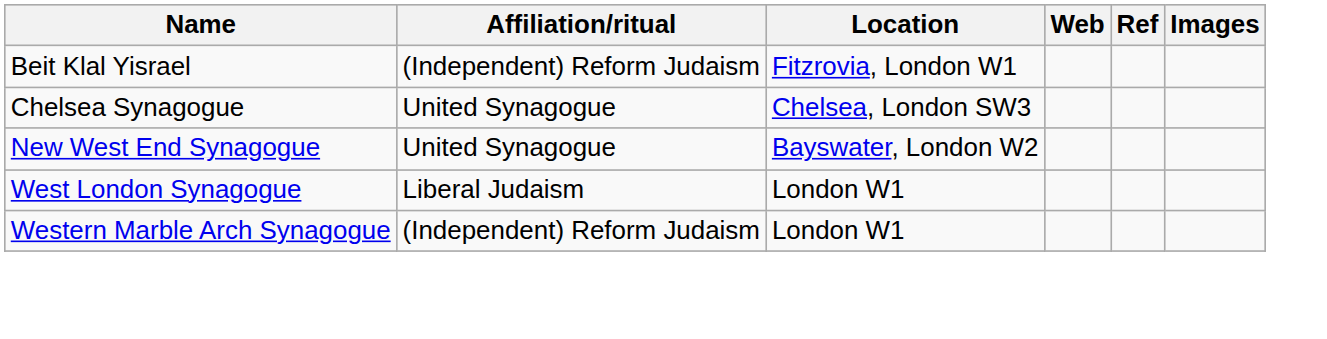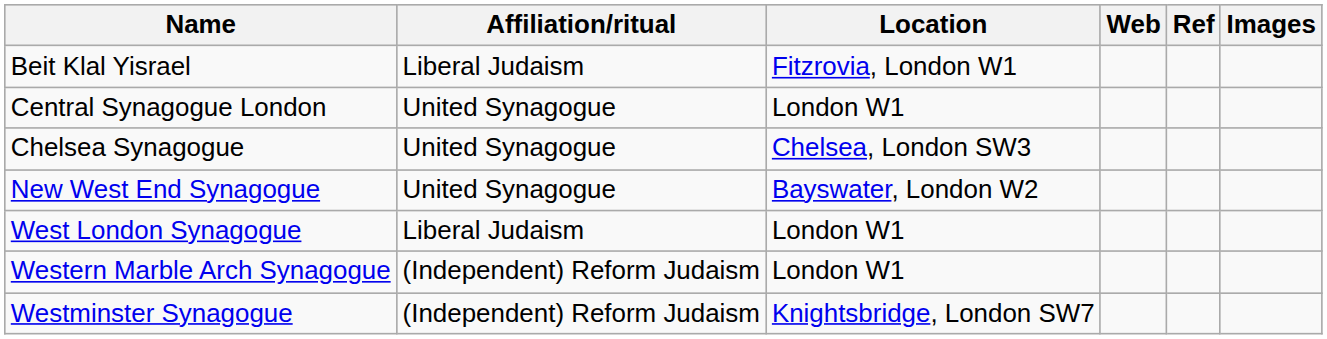(581, 66) (Independent) Reform Judaism -> (493, 66) Liberal Judaism
+ row: (169, 107)
+ row: (152, 312)
